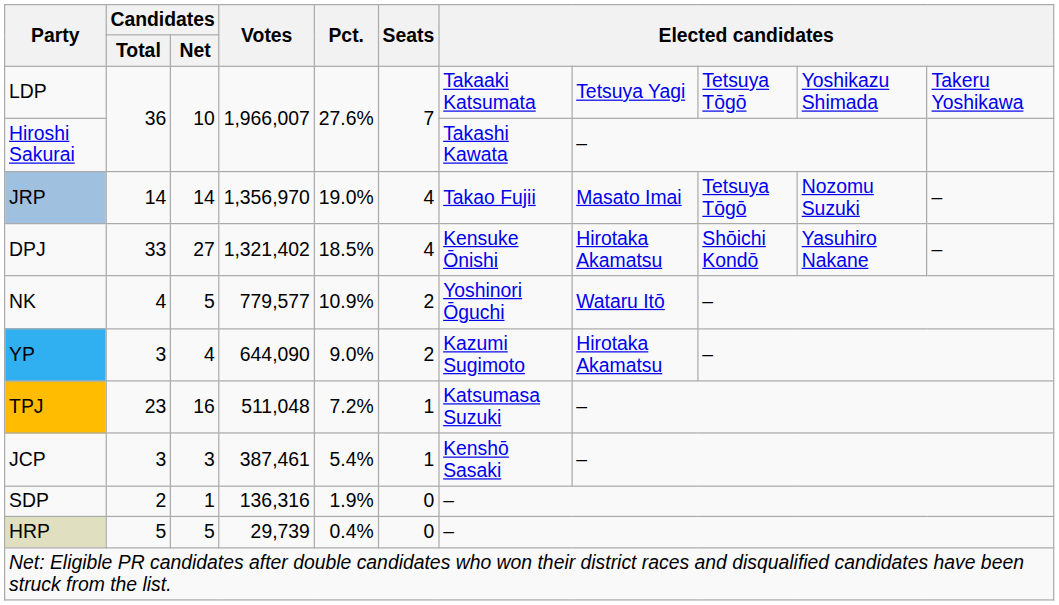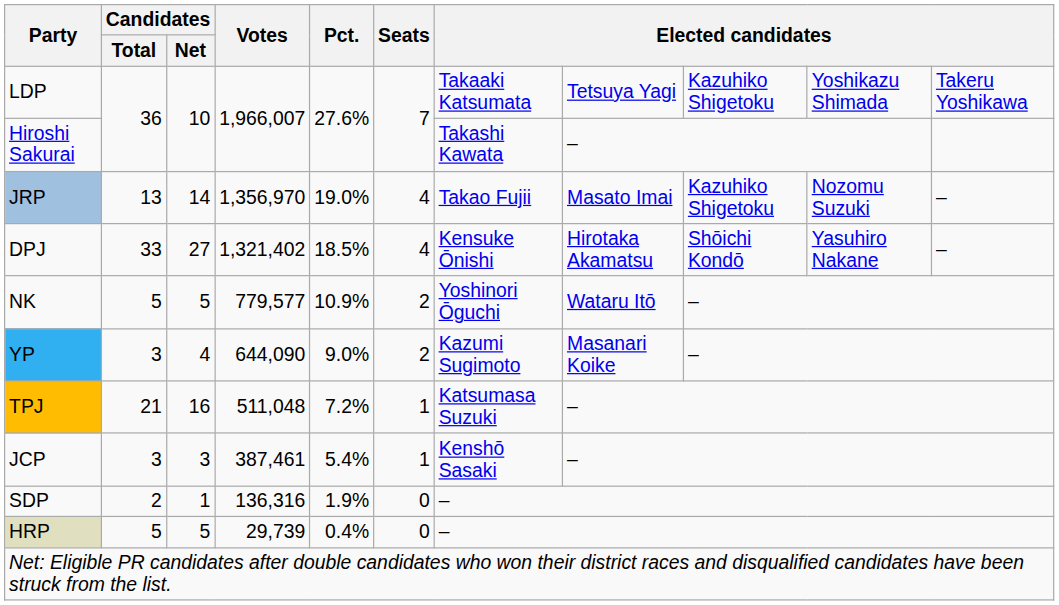(736, 92) Tetsuya Tōgō -> (731, 92) Kazuhiko Shigetoku
(156, 197) 14 -> (151, 197) 13
(736, 197) Tetsuya Tōgō -> (731, 197) Kazuhiko Shigetoku
(161, 302) 4 -> (156, 302) 5
(619, 354) Hirotaka Akamatsu -> (607, 354) Masanari Koike
(156, 407) 23 -> (151, 407) 21
